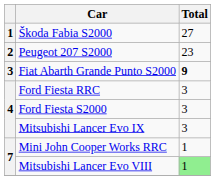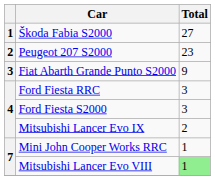(185, 71) bold -> (185, 71) normal
(185, 128) 3 -> (185, 128) 2
